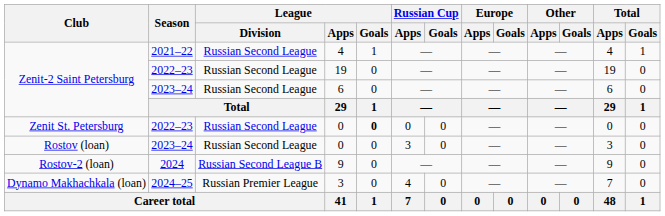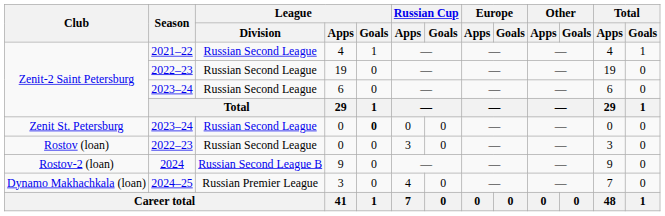(172, 126) 2022–23 -> (172, 126) 2023–24
(172, 145) 2023–24 -> (172, 145) 2022–23
